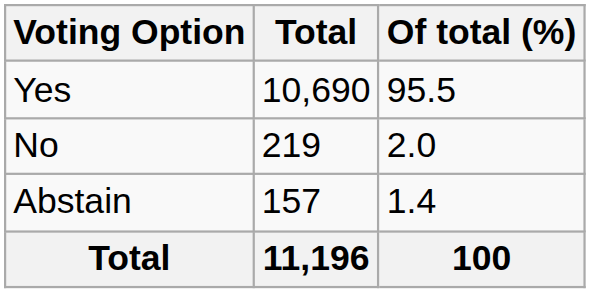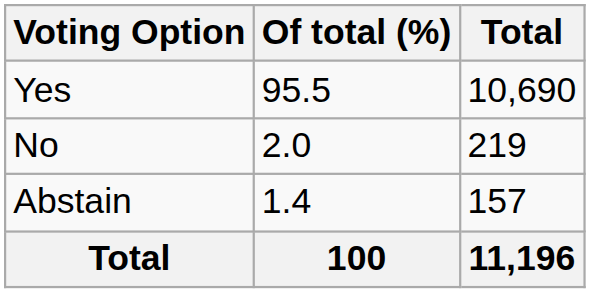columns swapped: (316, 32) <-> (482, 32)
